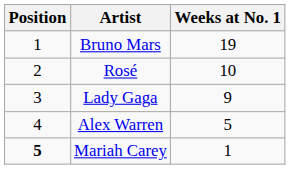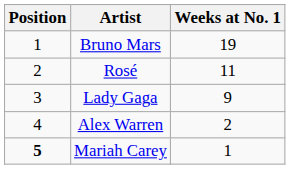(228, 71) 10 -> (228, 71) 11
(228, 124) 5 -> (228, 124) 2
